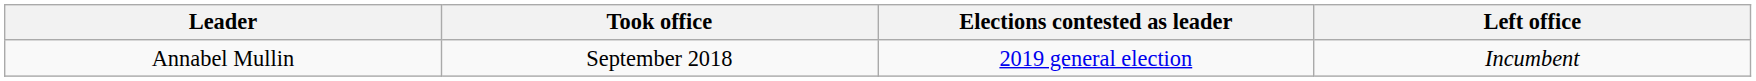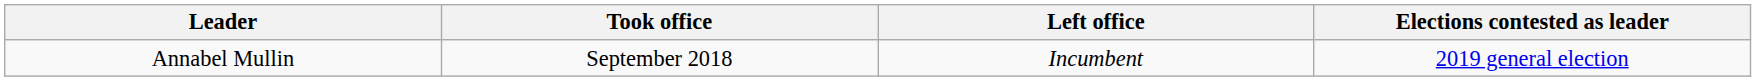columns swapped: (1532, 22) <-> (1096, 22)
